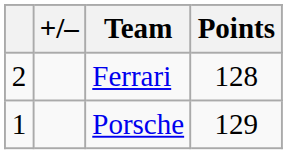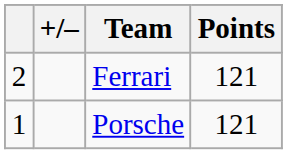(236, 76) 128 -> (236, 76) 121
(236, 124) 129 -> (236, 124) 121
